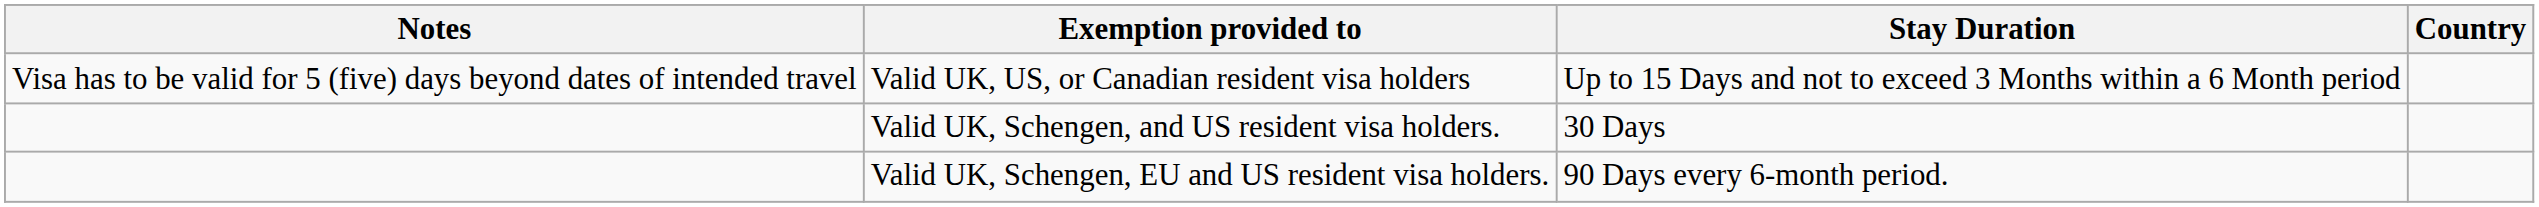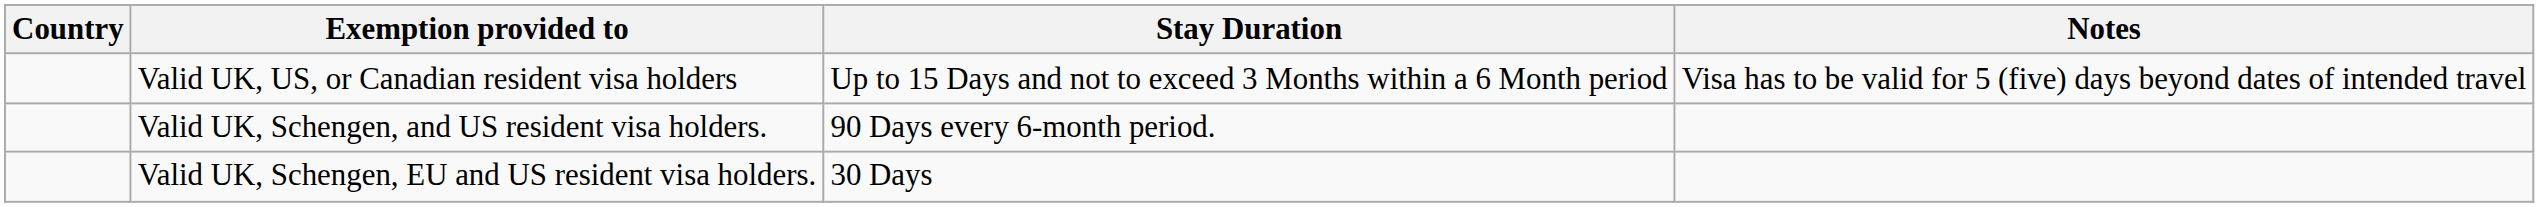columns swapped: (2471, 28) <-> (434, 28)
(1615, 126) 30 Days -> (1023, 126) 90 Days every 6-month period.
(1756, 175) 90 Days every 6-month period. -> (882, 175) 30 Days
